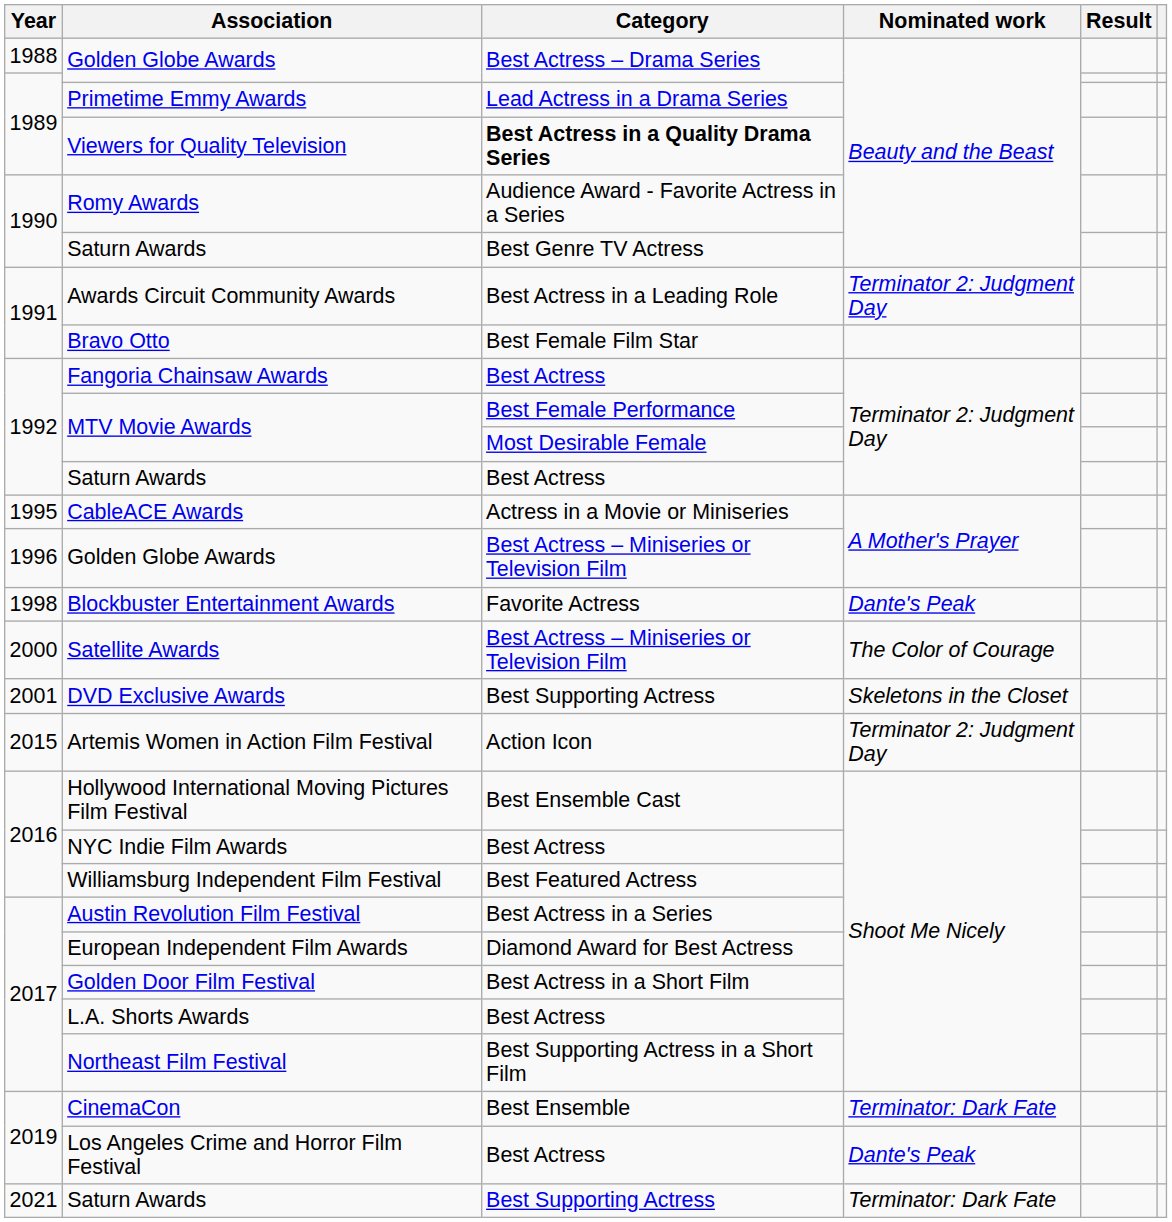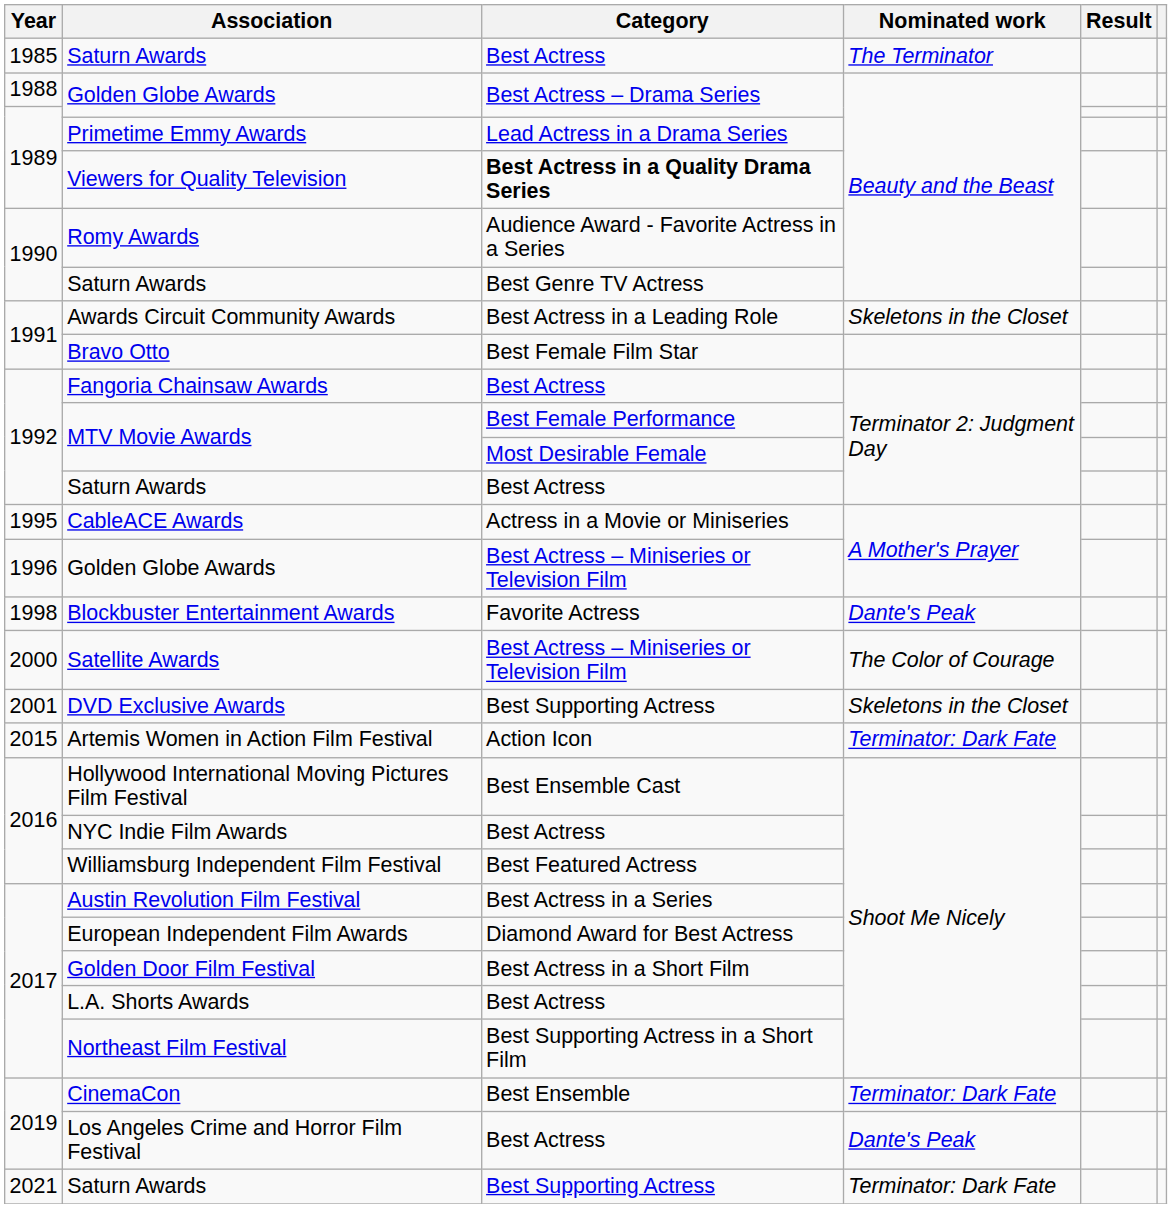+ row: (33, 55)
(961, 295) Terminator 2: Judgment Day -> (958, 317) Skeletons in the Closet
(961, 742) Terminator 2: Judgment Day -> (952, 739) Terminator: Dark Fate
